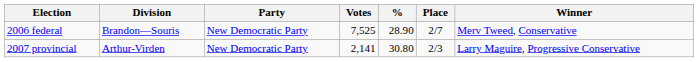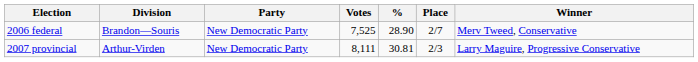(363, 48) 2,141 -> (364, 48) 8,111
(401, 48) 30.80 -> (401, 48) 30.81
